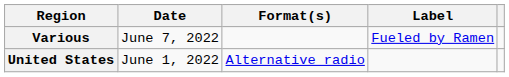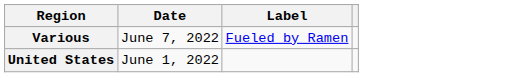- column: (295, 16)
